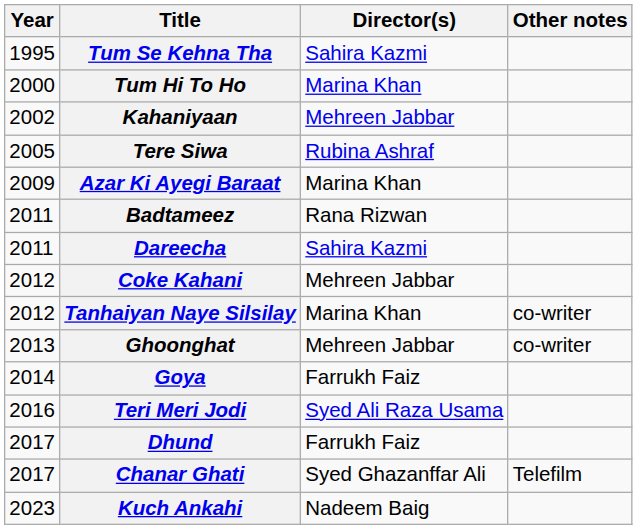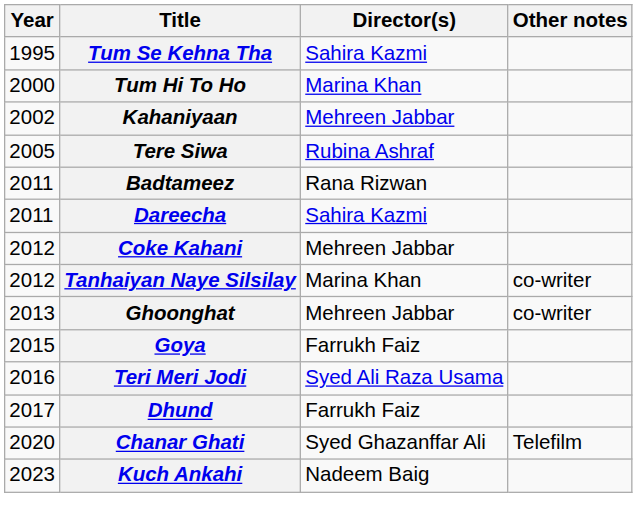- row: (180, 183)
(32, 378) 2014 -> (32, 345) 2015
(32, 475) 2017 -> (32, 442) 2020
